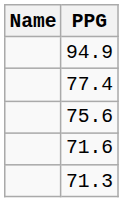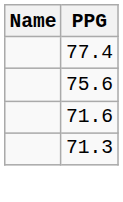- row: (89, 53)
